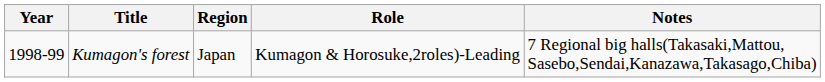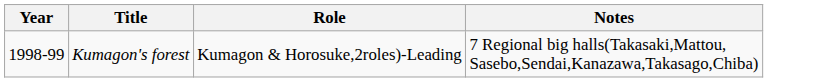- column: (222, 17)
